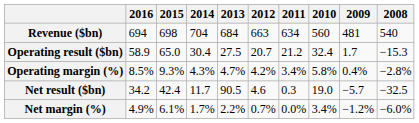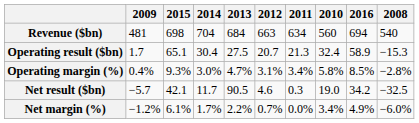columns swapped: (141, 14) <-> (358, 14)
(170, 52) 65.0 -> (176, 52) 65.1
(292, 52) 21.2 -> (299, 52) 21.3
(202, 71) 4.3% -> (209, 71) 3.0%
(263, 71) 4.2% -> (270, 71) 3.1%
(170, 90) 42.4 -> (176, 90) 42.1
